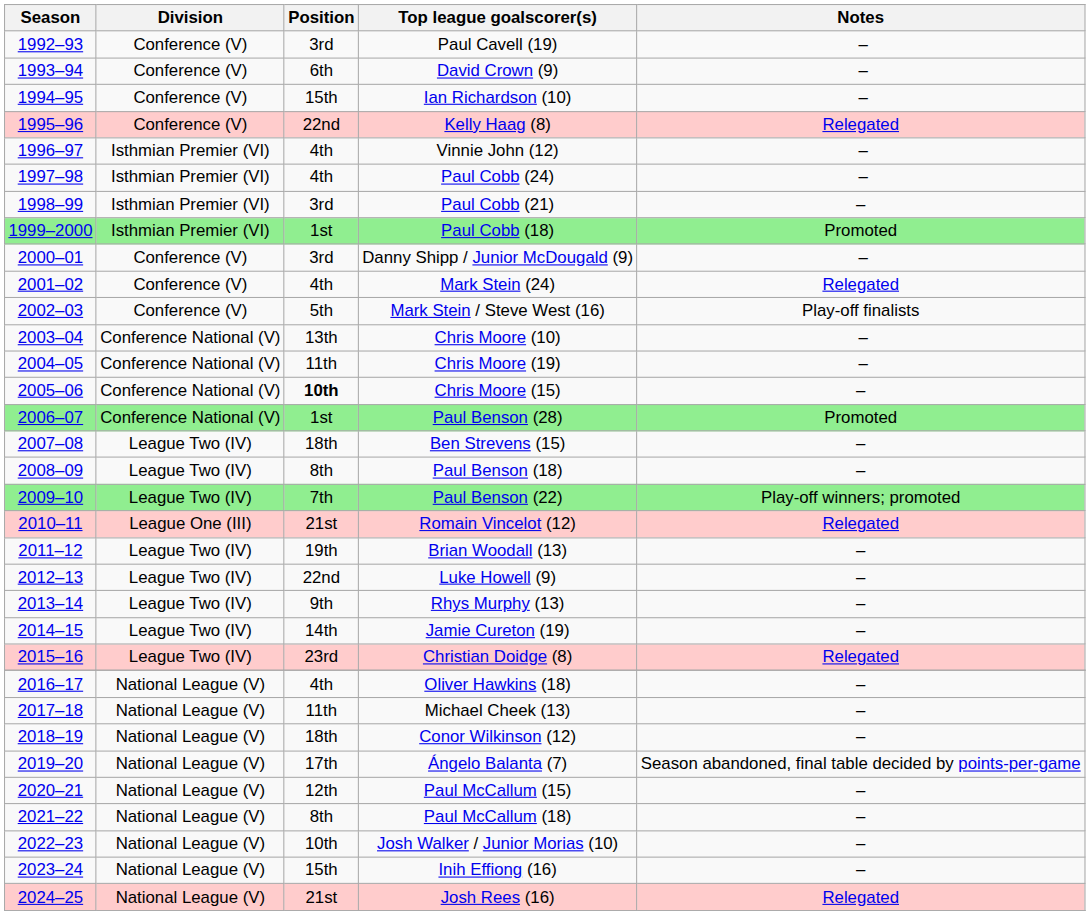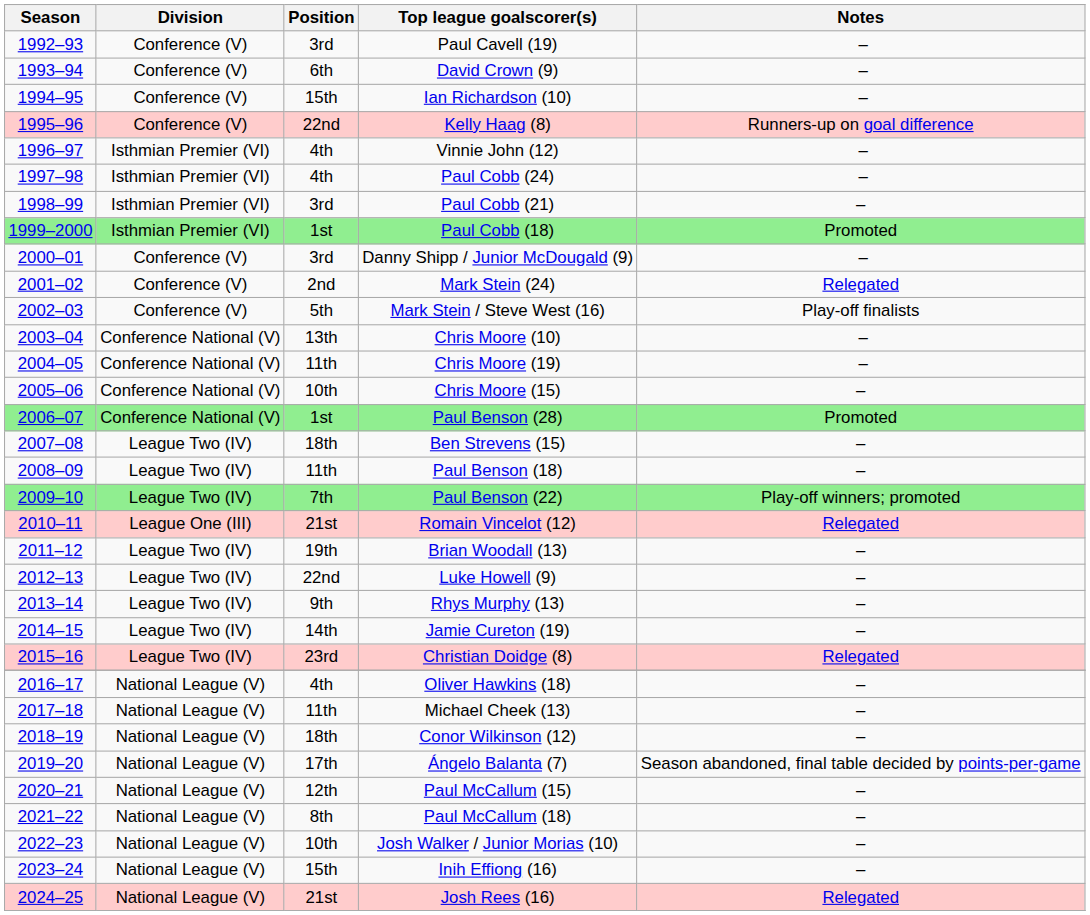(861, 124) Relegated -> (861, 124) Runners-up on goal difference
(321, 284) 4th -> (321, 284) 2nd
(321, 390) bold -> (321, 390) normal
(321, 470) 8th -> (321, 470) 11th
